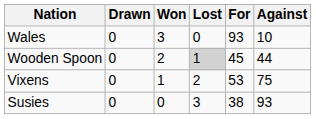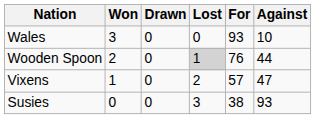columns swapped: (172, 15) <-> (130, 15)
(236, 59) 45 -> (236, 59) 76
(236, 80) 53 -> (236, 80) 57
(264, 80) 75 -> (264, 80) 47
